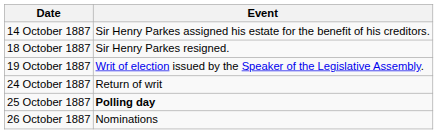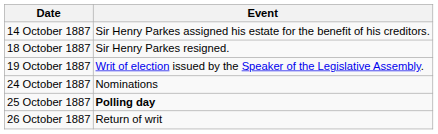(129, 84) Return of writ -> (127, 84) Nominations
(127, 119) Nominations -> (129, 119) Return of writ
